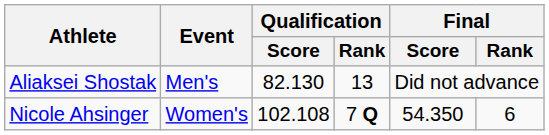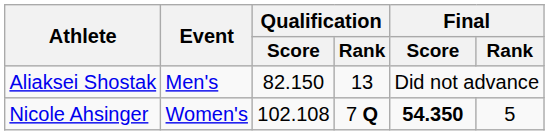(293, 82) 82.130 -> (293, 82) 82.150
(433, 114) normal -> (433, 114) bold
(510, 114) 6 -> (510, 114) 5
